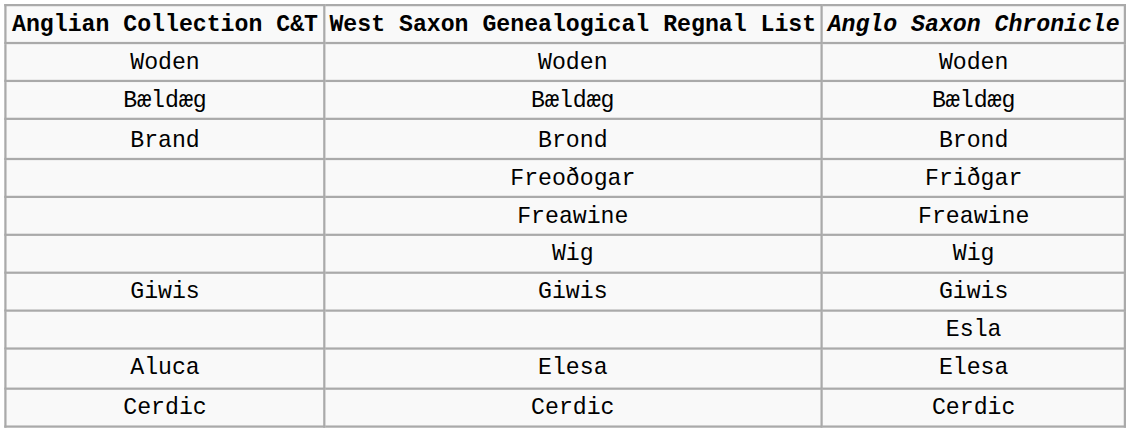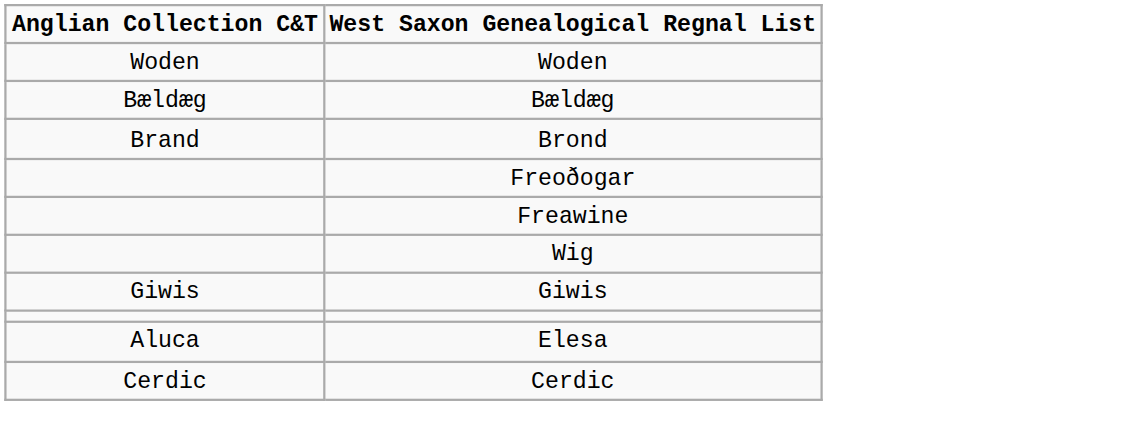- column: (974, 24)
